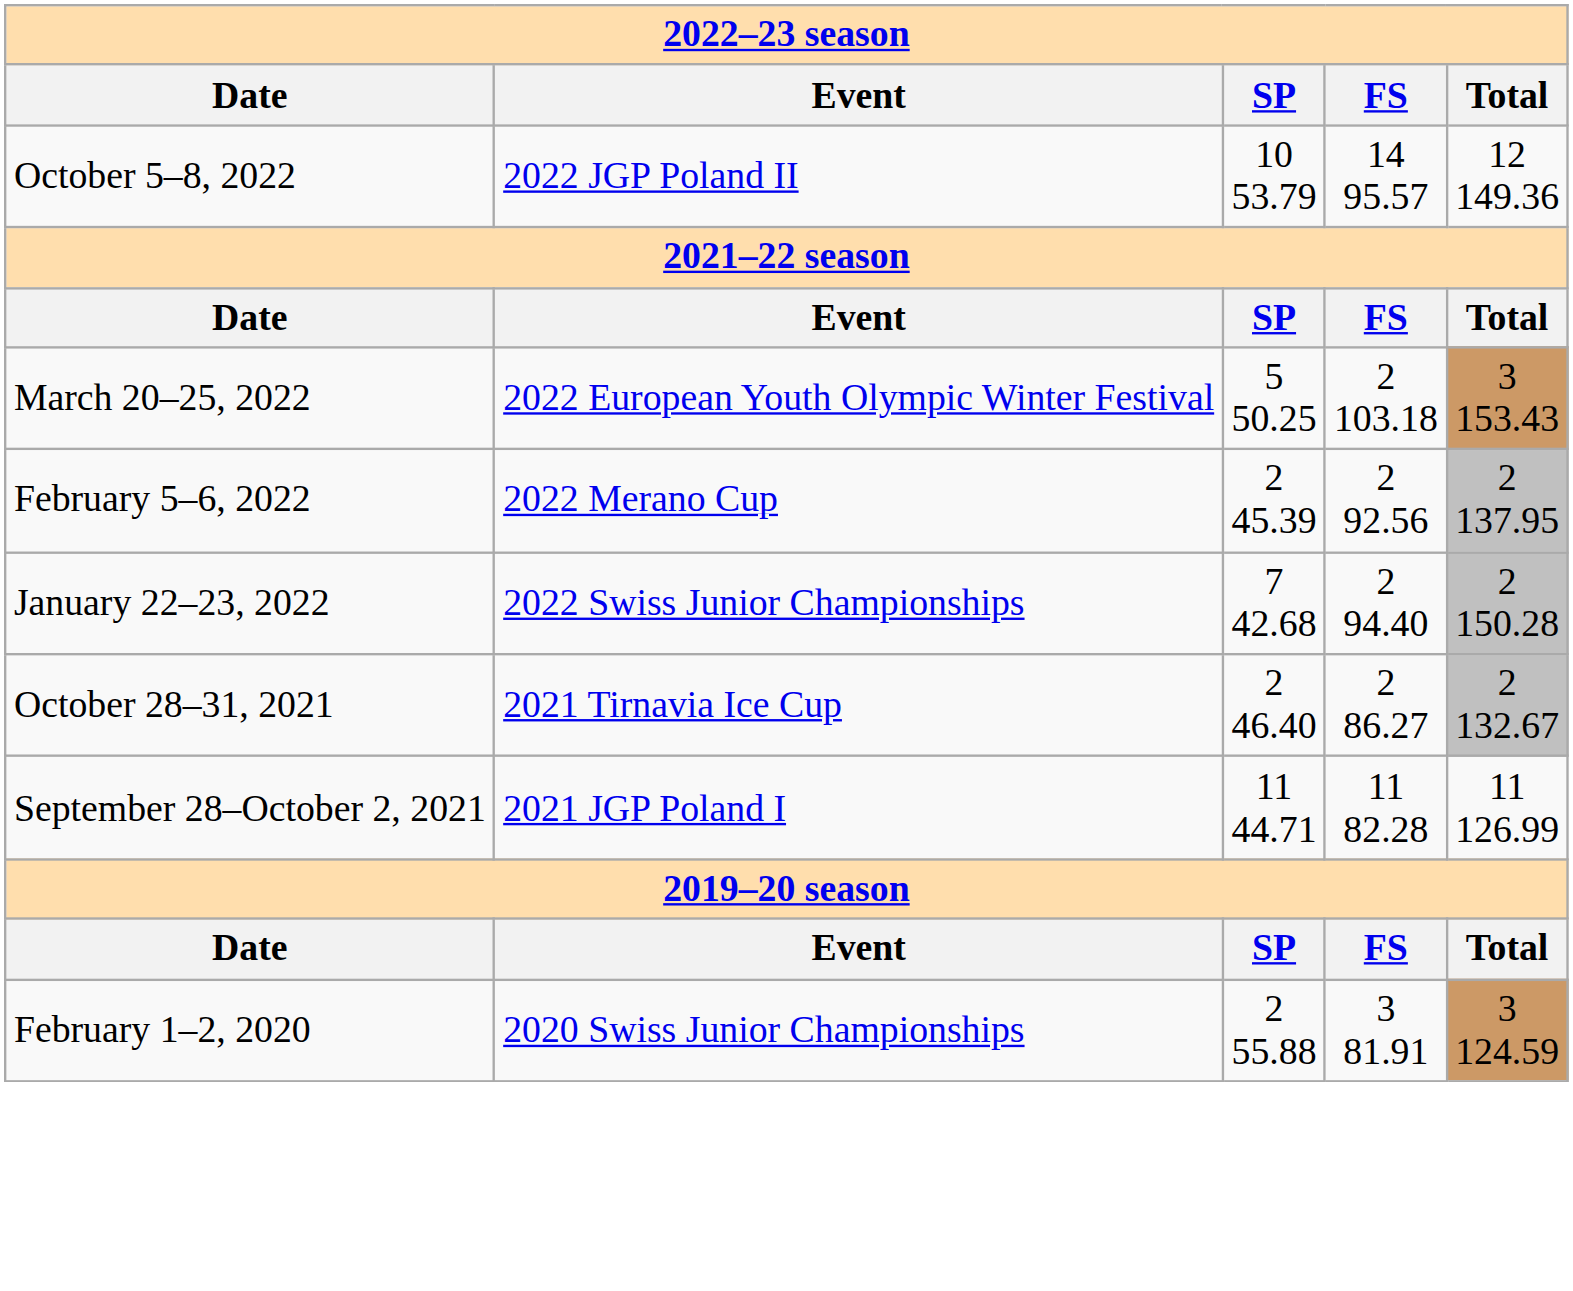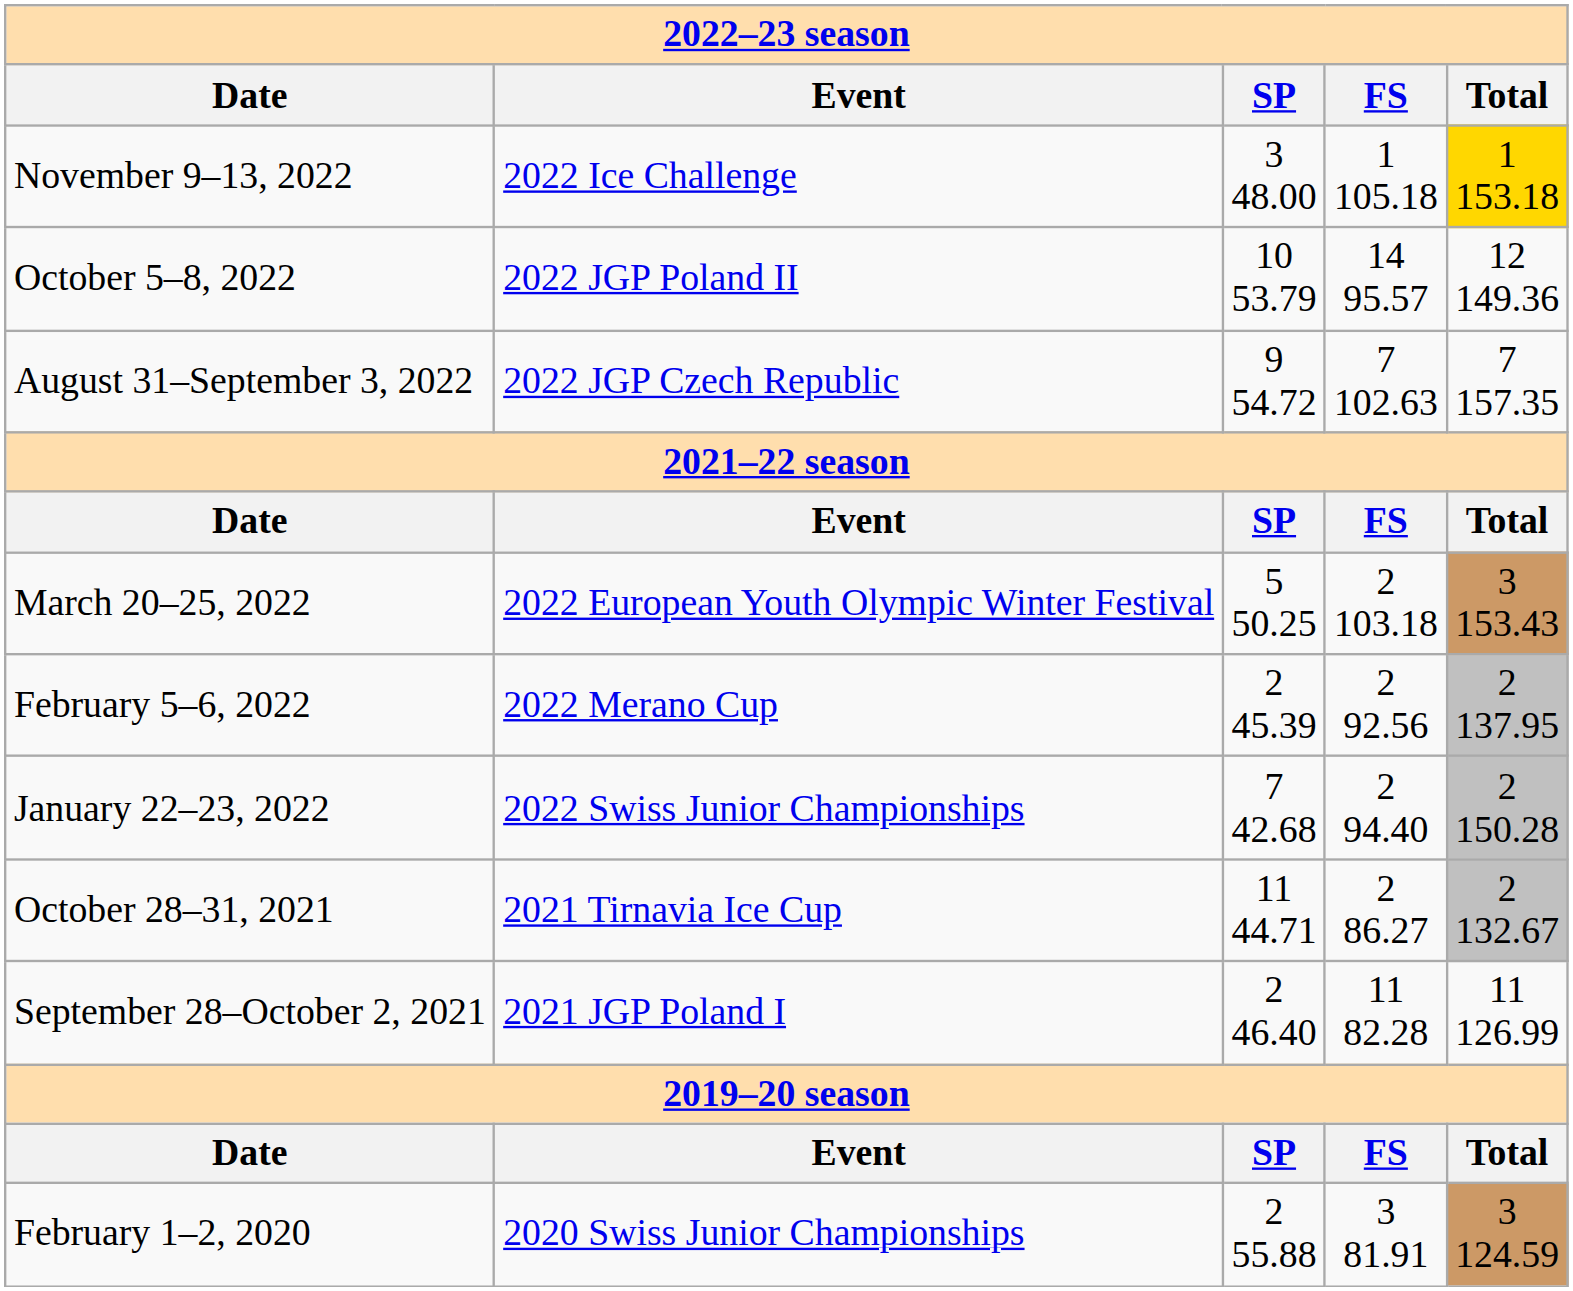+ row: (183, 175)
+ row: (244, 380)
(1274, 704) 2 46.40 -> (1274, 909) 11 44.71
(1274, 807) 11 44.71 -> (1274, 1011) 2 46.40
